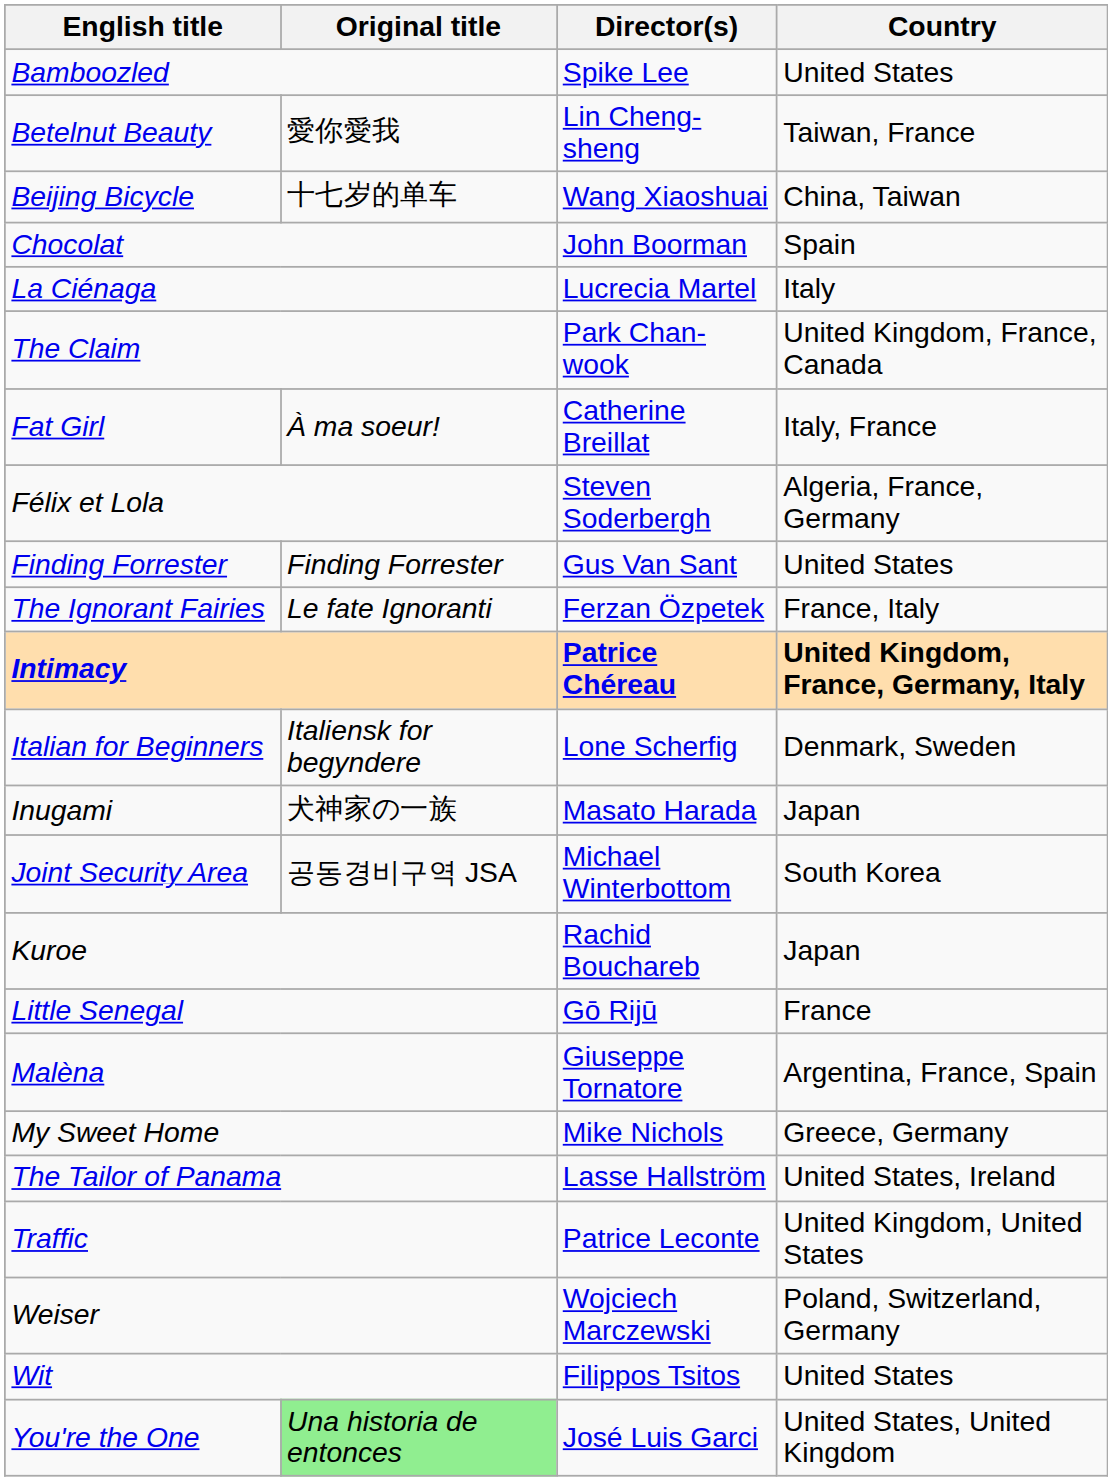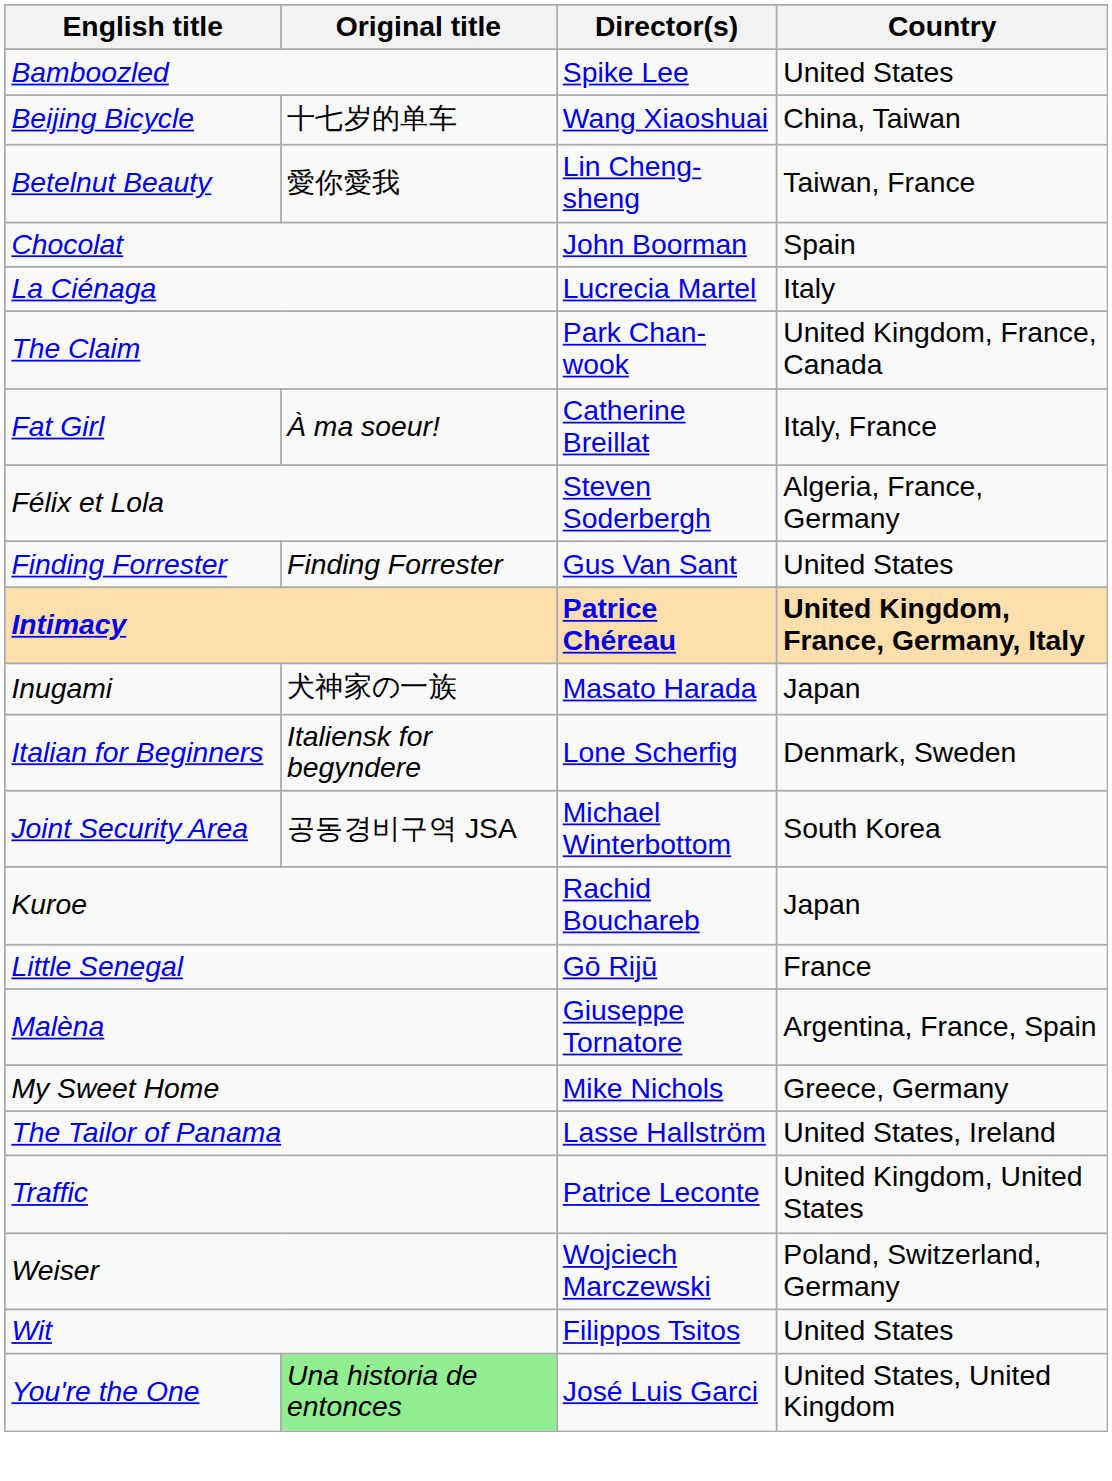rows swapped: (103, 196) <-> (111, 132)
- row: (138, 608)
rows swapped: (62, 809) <-> (137, 746)
